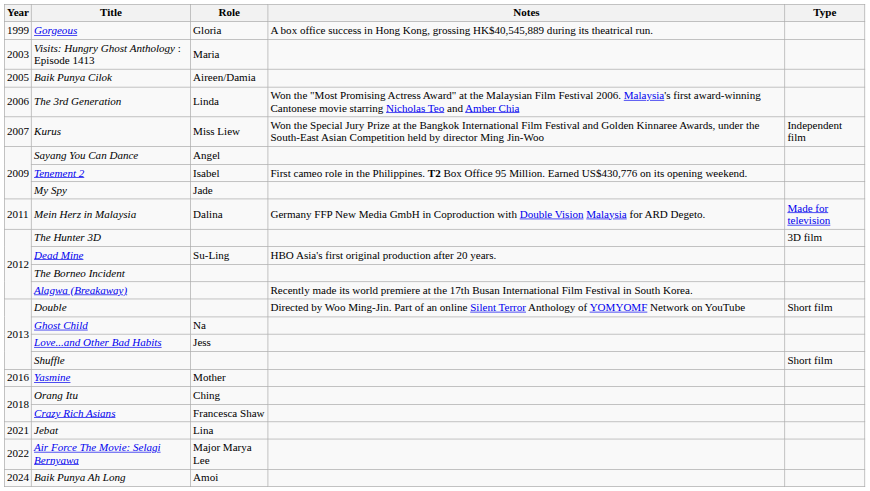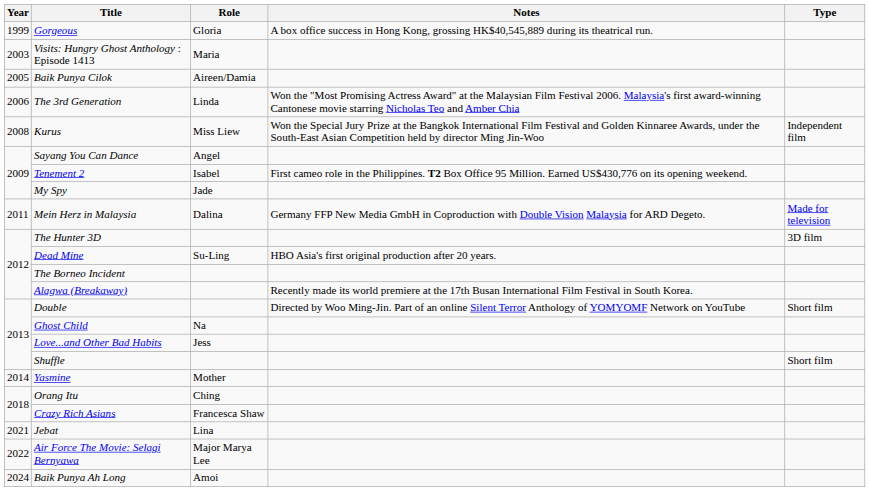(18, 131) 2007 -> (18, 131) 2008
(18, 378) 2016 -> (18, 378) 2014
